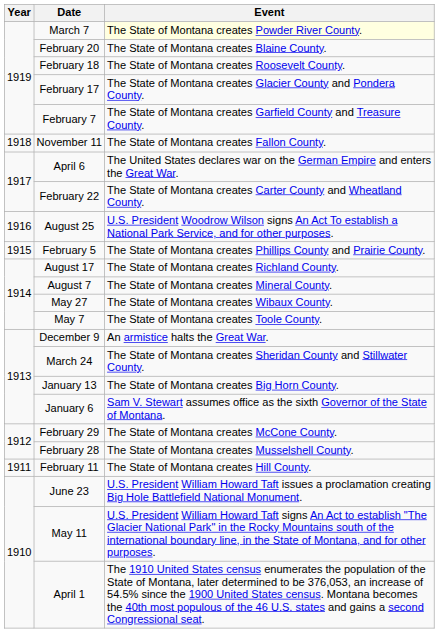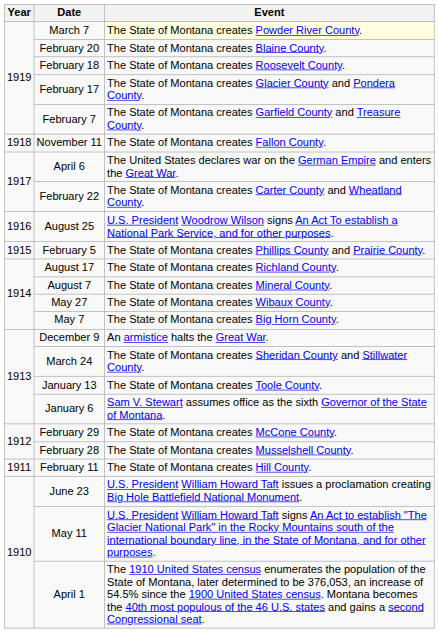(215, 320) The State of Montana creates Toole County. -> (223, 320) The State of Montana creates Big Horn County.
(223, 385) The State of Montana creates Big Horn County. -> (215, 385) The State of Montana creates Toole County.
